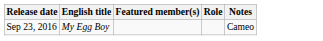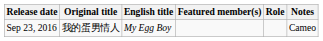+ column: (91, 12)
